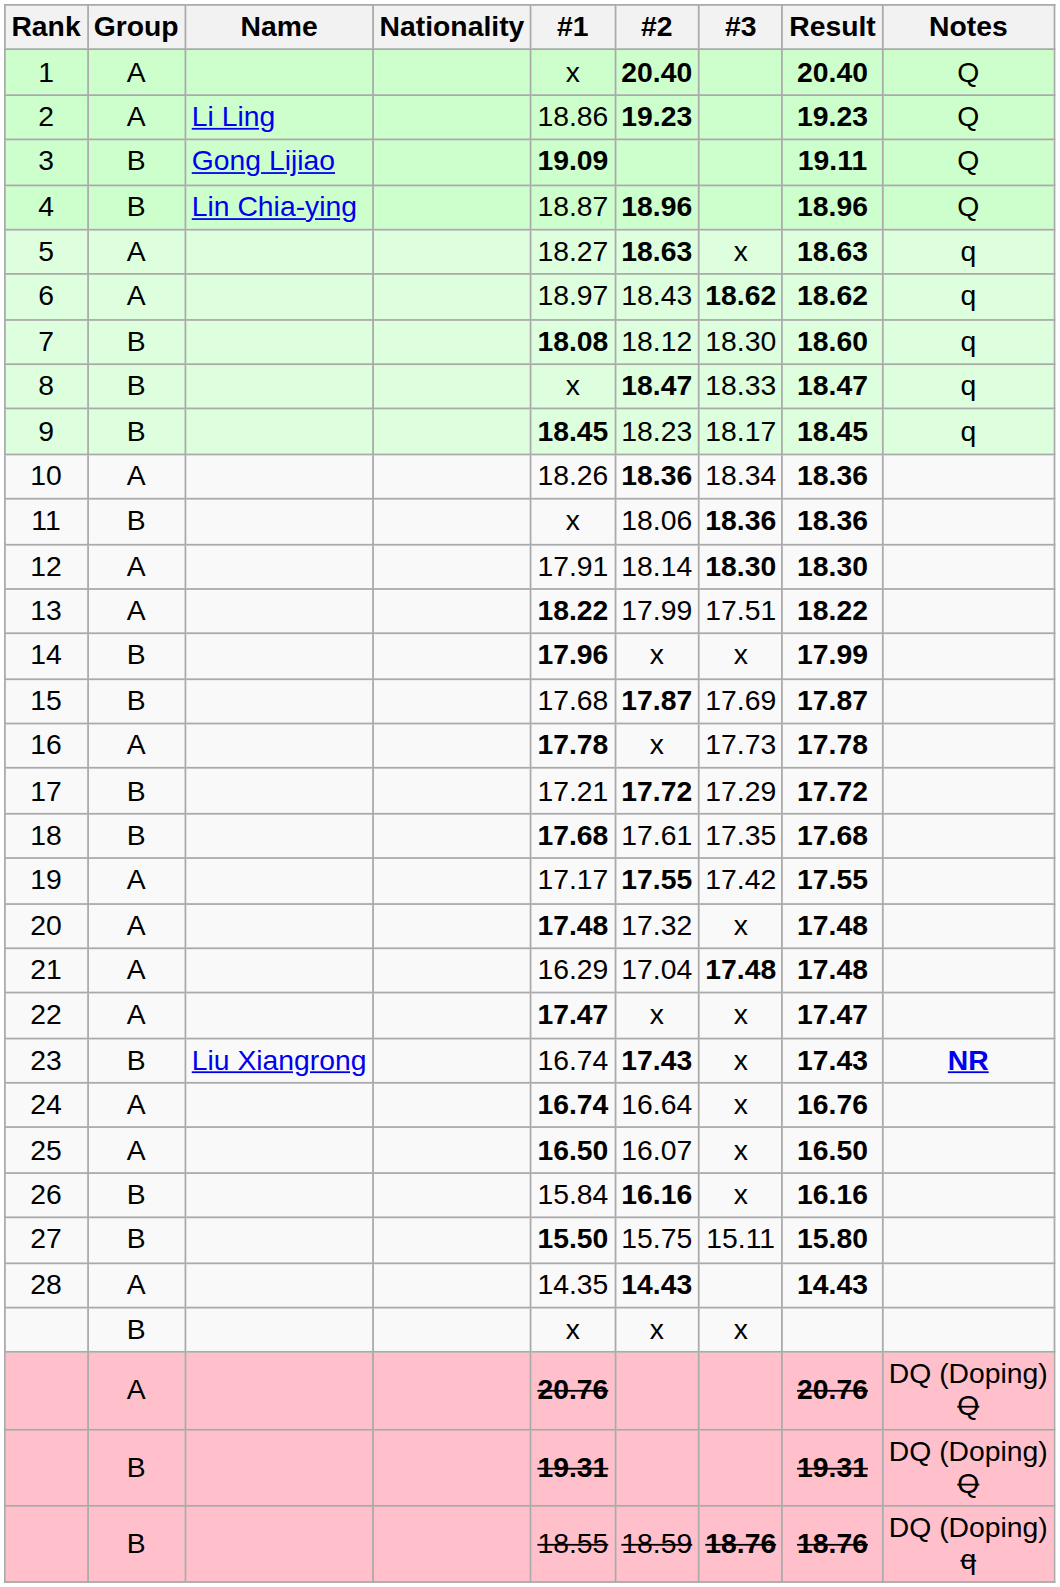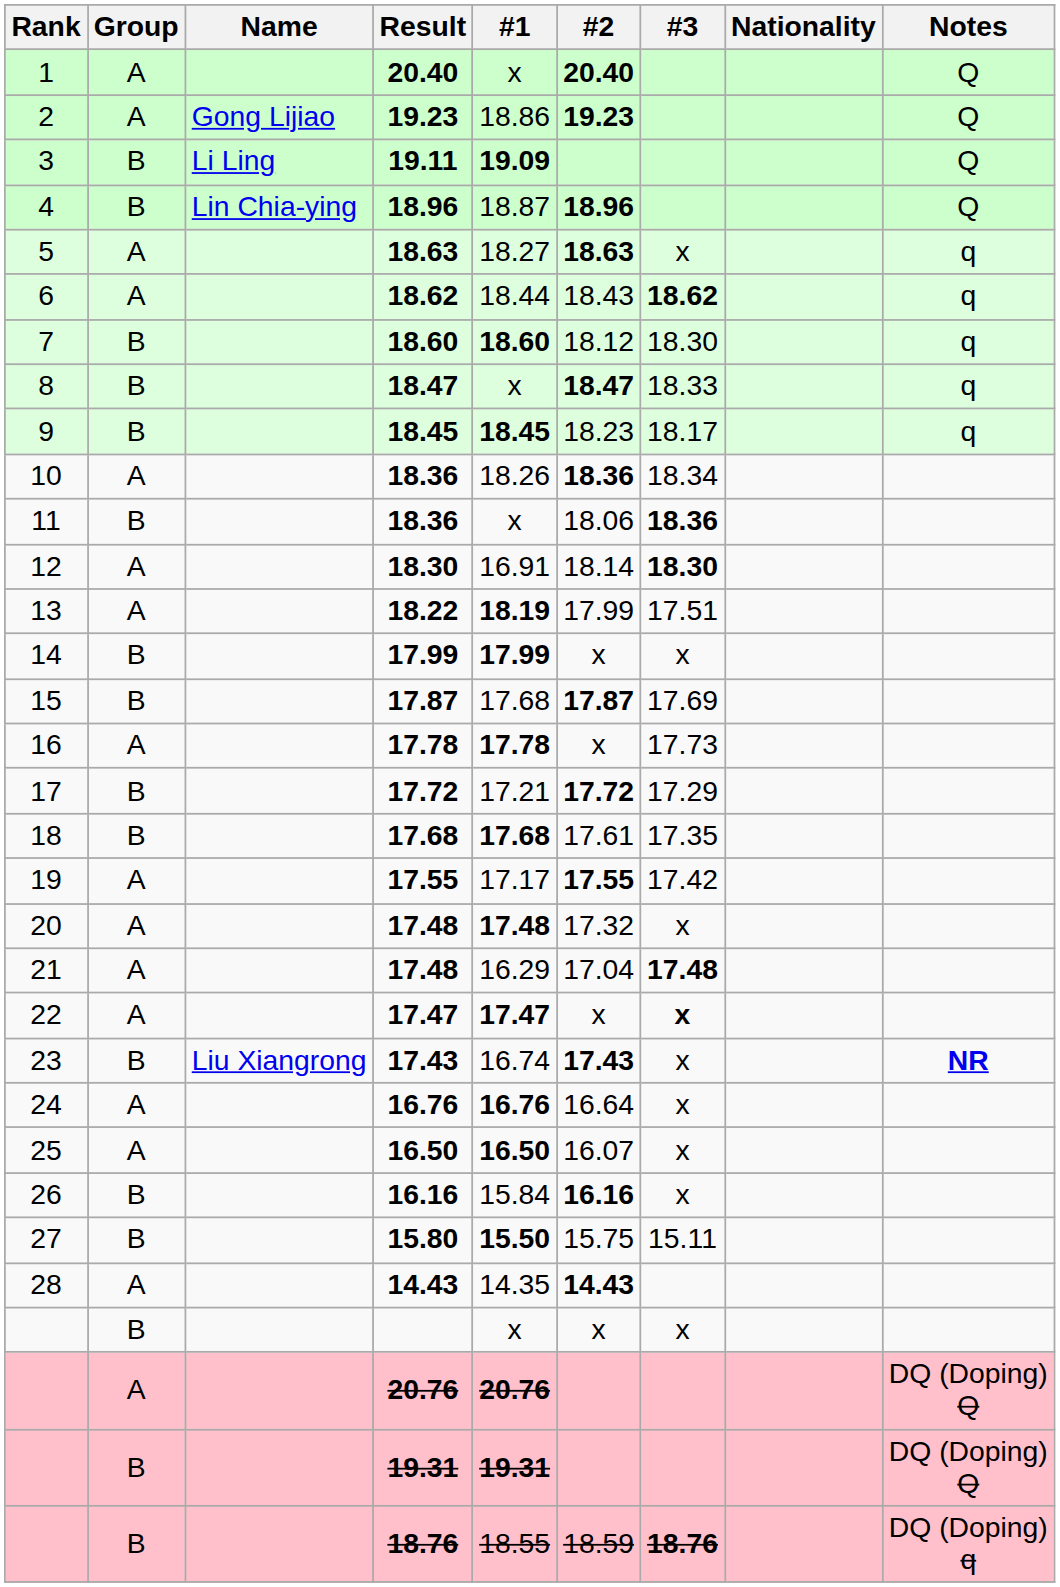columns swapped: (452, 26) <-> (832, 26)
(233, 116) Li Ling -> (263, 116) Gong Lijiao
(263, 161) Gong Lijiao -> (233, 161) Li Ling
(573, 296) 18.97 -> (515, 296) 18.44
(573, 341) 18.08 -> (515, 341) 18.60
(573, 565) 17.91 -> (515, 565) 16.91
(573, 610) 18.22 -> (515, 610) 18.19
(573, 655) 17.96 -> (515, 655) 17.99
(741, 1015) normal -> (682, 1015) bold
(573, 1104) 16.74 -> (515, 1104) 16.76
